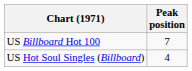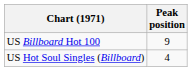(167, 41) 7 -> (167, 41) 9
